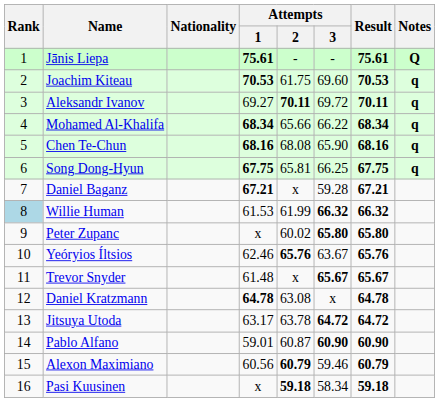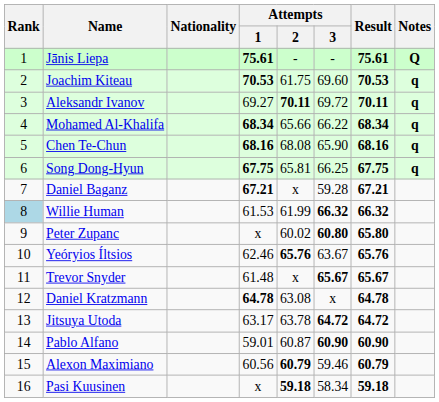(333, 233) 65.80 -> (333, 233) 60.80
